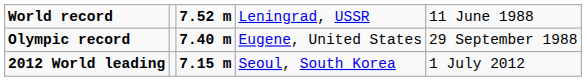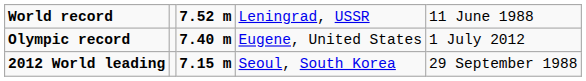(503, 40) 29 September 1988 -> (477, 40) 1 July 2012
(477, 64) 1 July 2012 -> (503, 64) 29 September 1988
